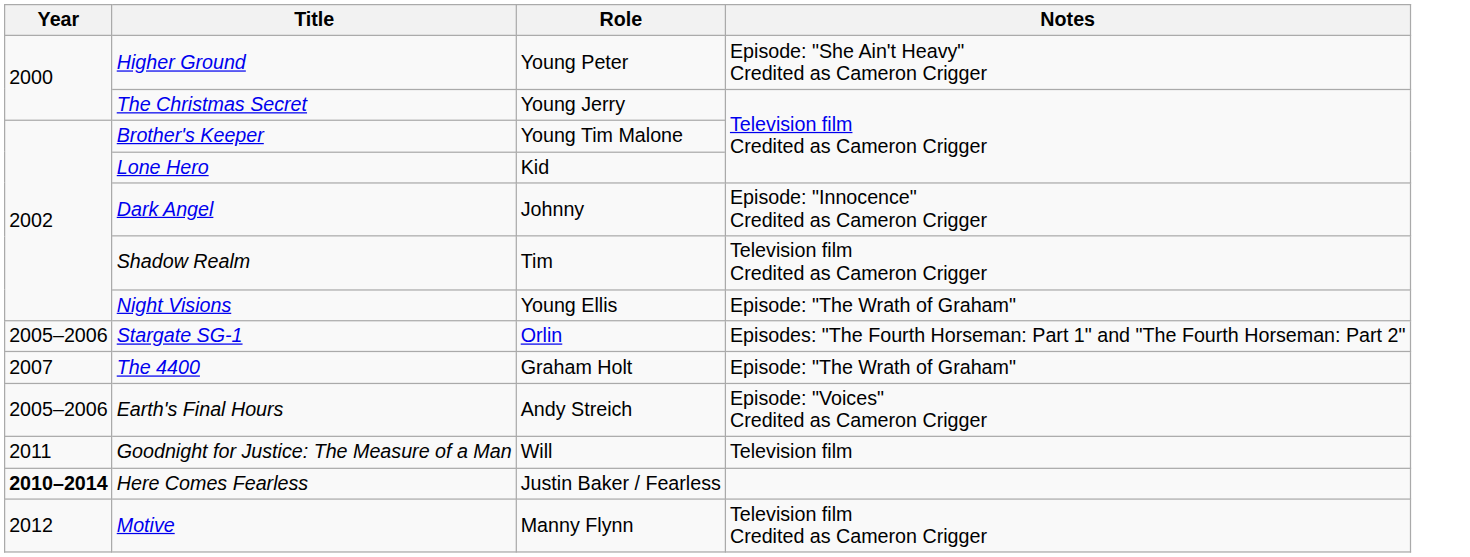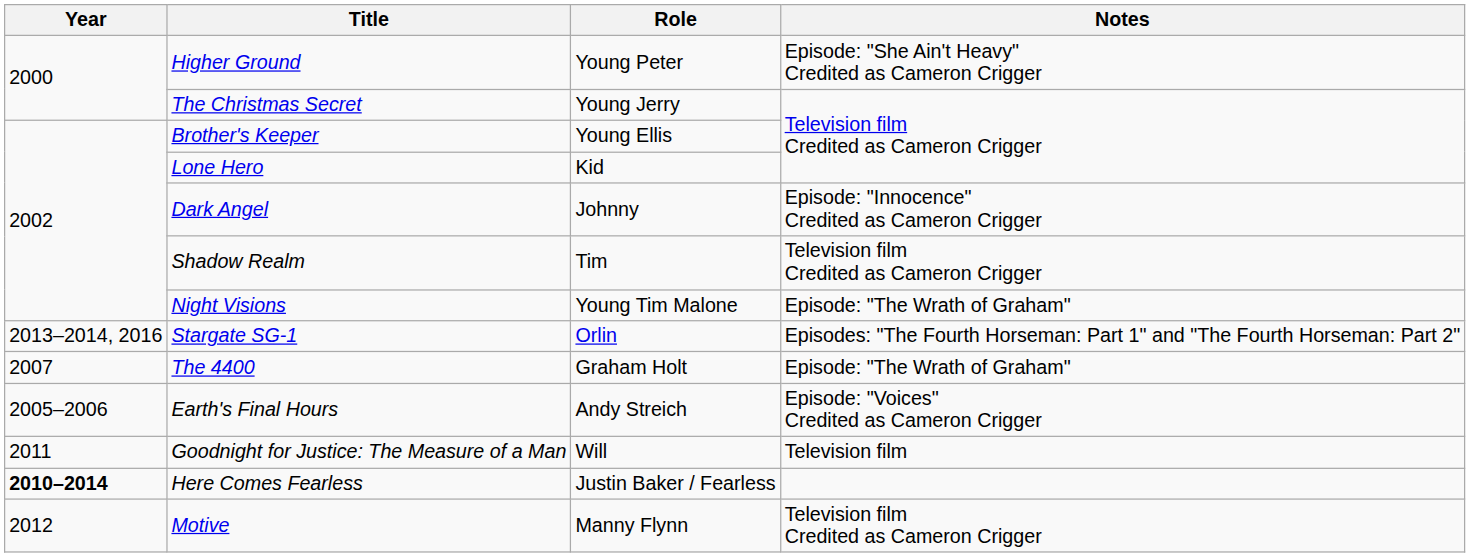(602, 135) Young Tim Malone -> (624, 135) Young Ellis
(569, 305) Young Ellis -> (657, 305) Young Tim Malone
(58, 336) 2005–2006 -> (86, 336) 2013–2014, 2016
